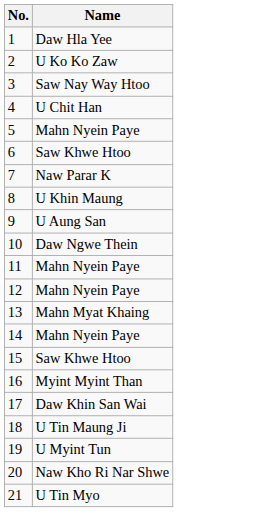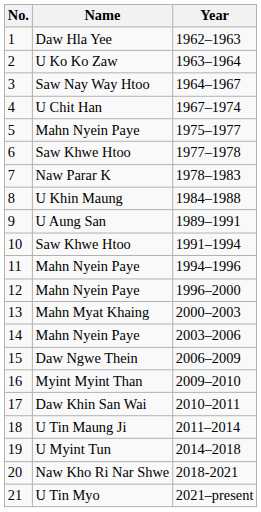+ column: (215, 15)
(87, 244) Daw Ngwe Thein -> (83, 244) Saw Khwe Htoo
(83, 358) Saw Khwe Htoo -> (87, 358) Daw Ngwe Thein
